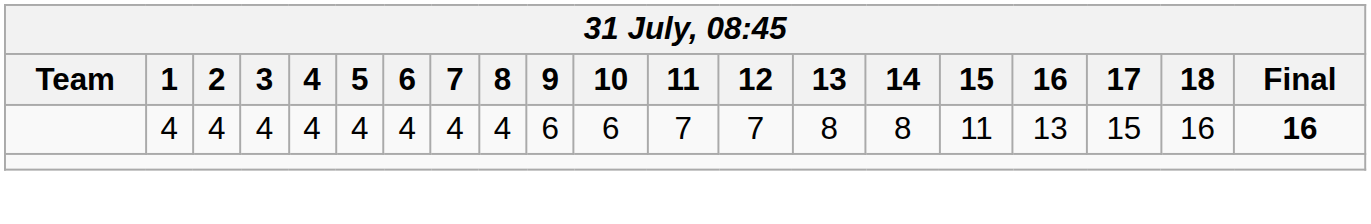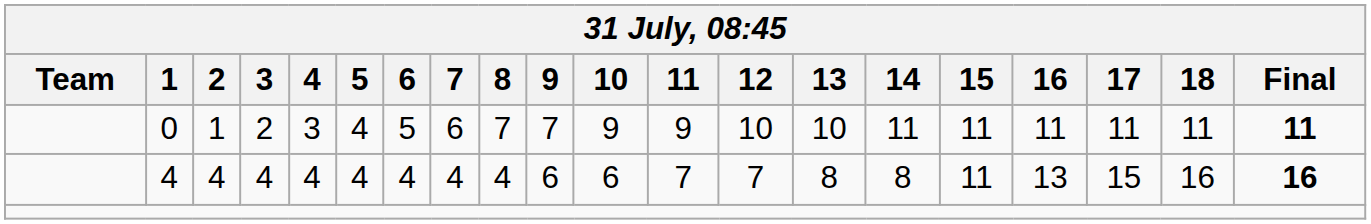+ row: (169, 128)
